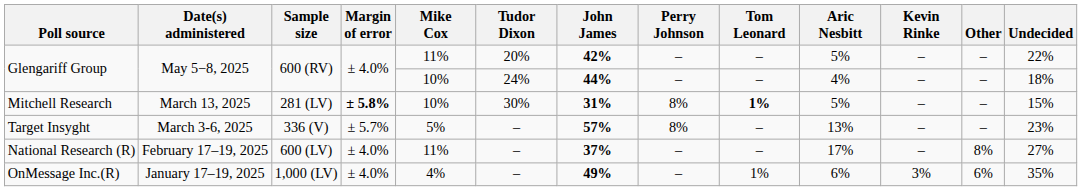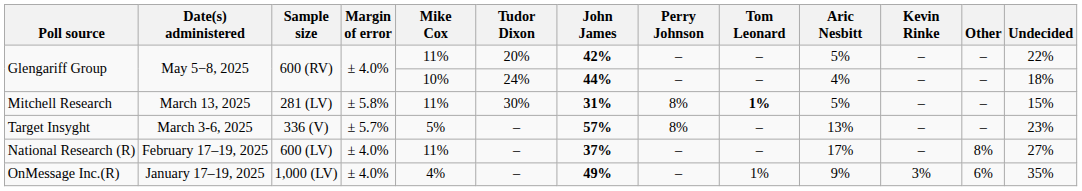(368, 104) bold -> (368, 104) normal
(436, 104) 10% -> (436, 104) 11%
(840, 174) 6% -> (840, 174) 9%
